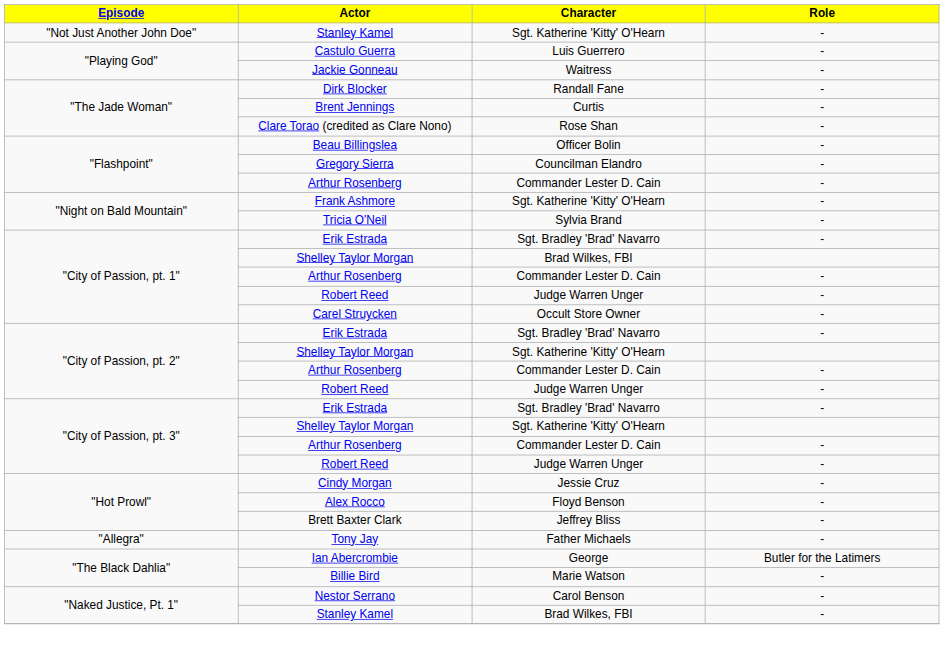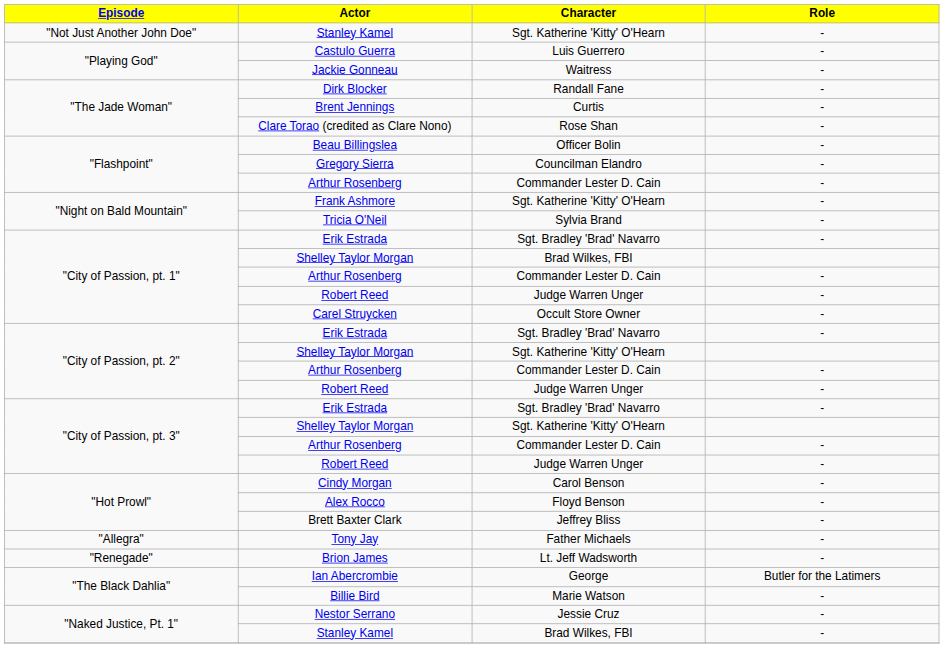(589, 483) Jessie Cruz -> (589, 483) Carol Benson
+ row: (121, 558)
(589, 595) Carol Benson -> (589, 614) Jessie Cruz
